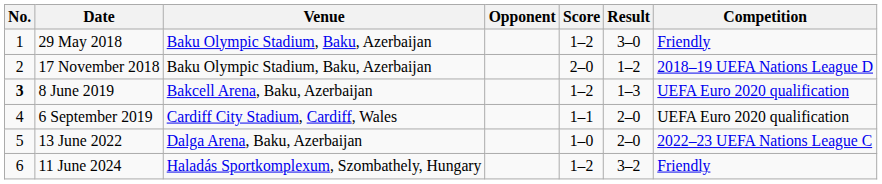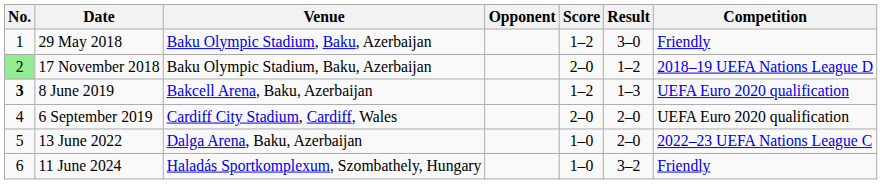(20, 66) no background -> (20, 66) lightgreen background
(582, 116) 1–1 -> (582, 116) 2–0
(582, 166) 1–2 -> (582, 166) 1–0
